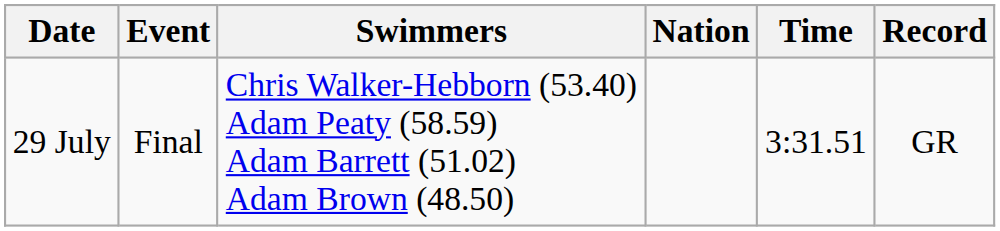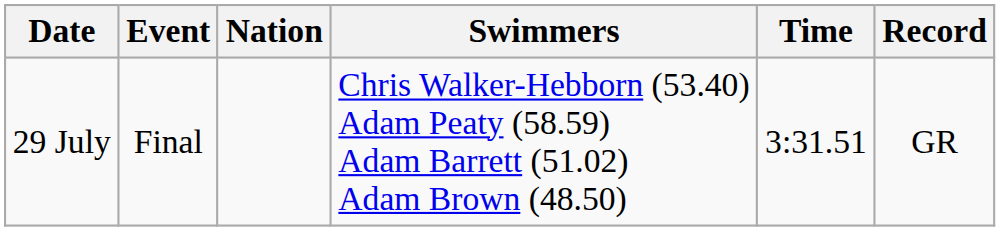columns swapped: (701, 31) <-> (431, 31)
